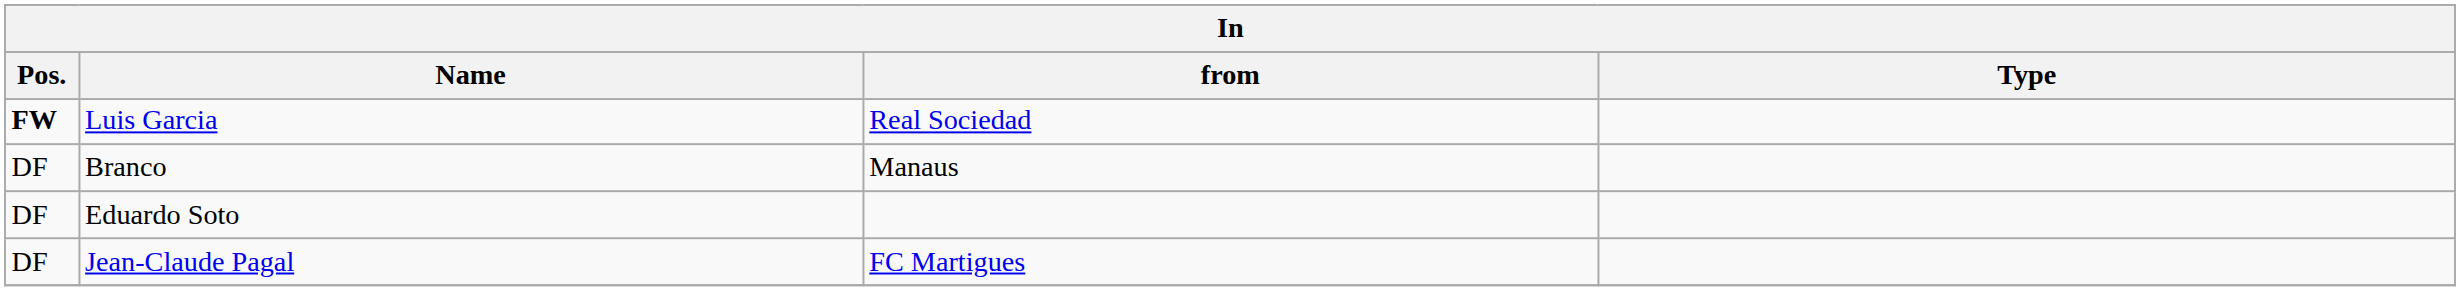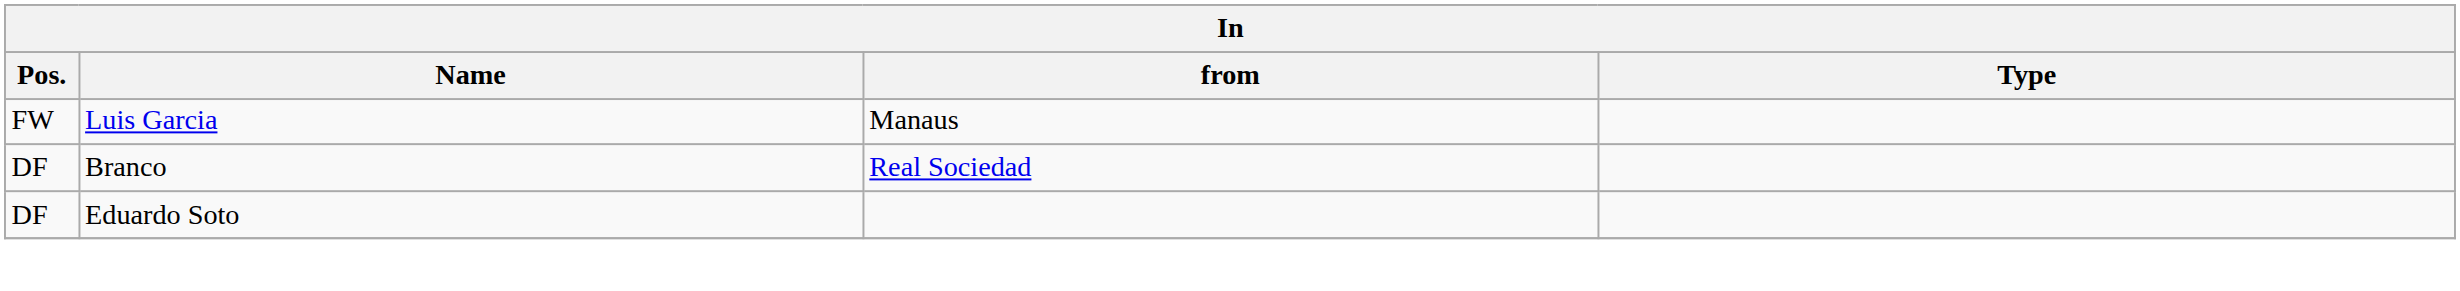(34, 121) bold -> (33, 121) normal
(950, 121) Real Sociedad -> (914, 121) Manaus
(914, 167) Manaus -> (950, 167) Real Sociedad
- row: (190, 260)
